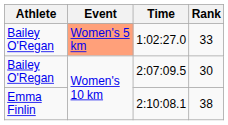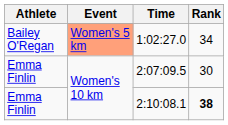(206, 40) 33 -> (206, 40) 34
(31, 72) Bailey O'Regan -> (24, 72) Emma Finlin
(206, 104) normal -> (206, 104) bold
